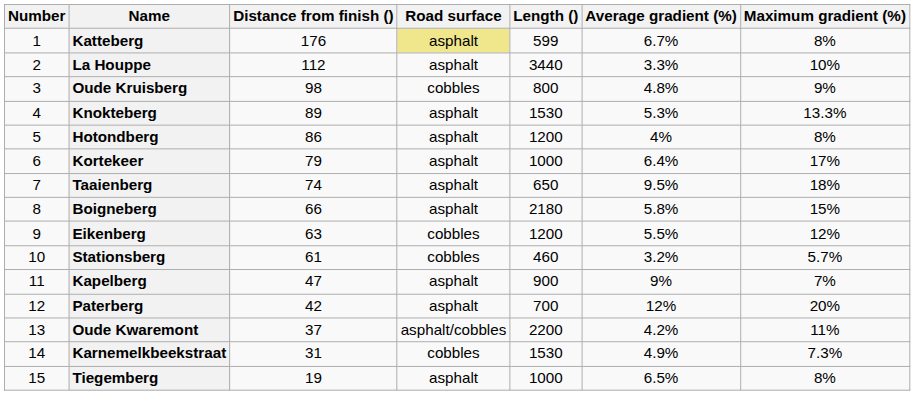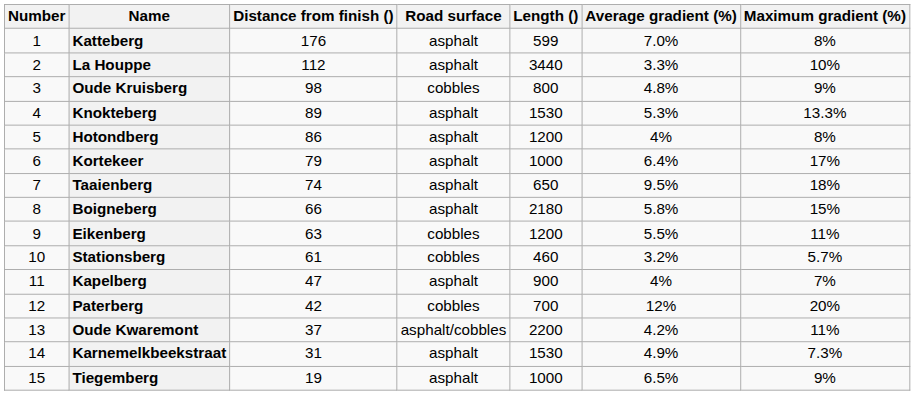(453, 40) khaki background -> (453, 40) no background
(661, 40) 6.7% -> (661, 40) 7.0%
(825, 233) 12% -> (825, 233) 11%
(661, 281) 9% -> (661, 281) 4%
(453, 305) asphalt -> (453, 305) cobbles
(453, 354) cobbles -> (453, 354) asphalt
(825, 378) 8% -> (825, 378) 9%
